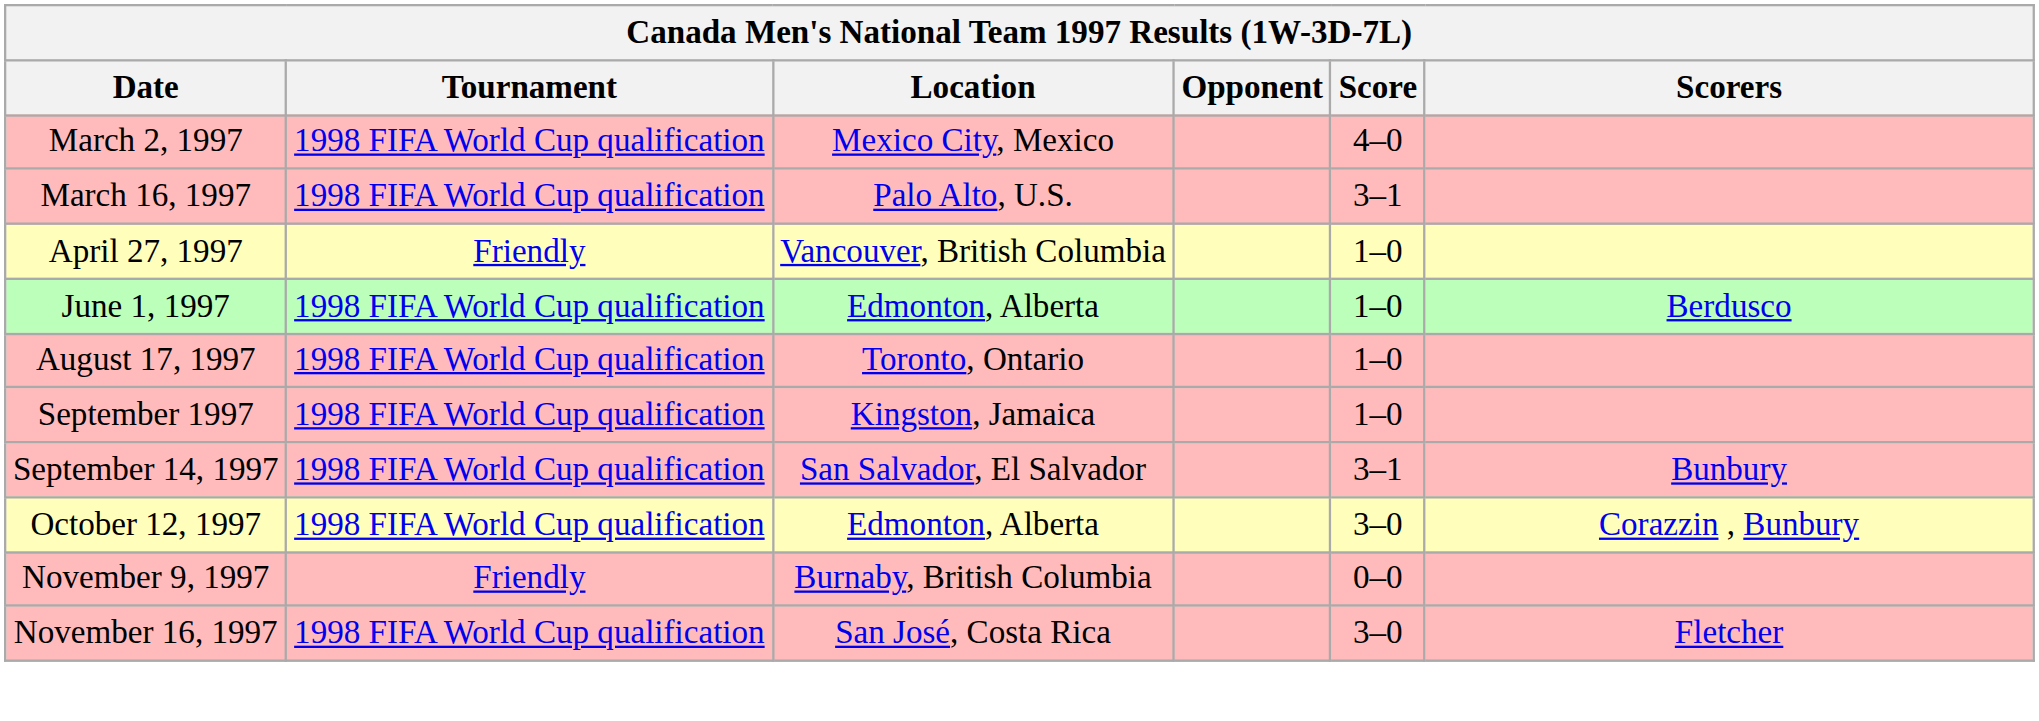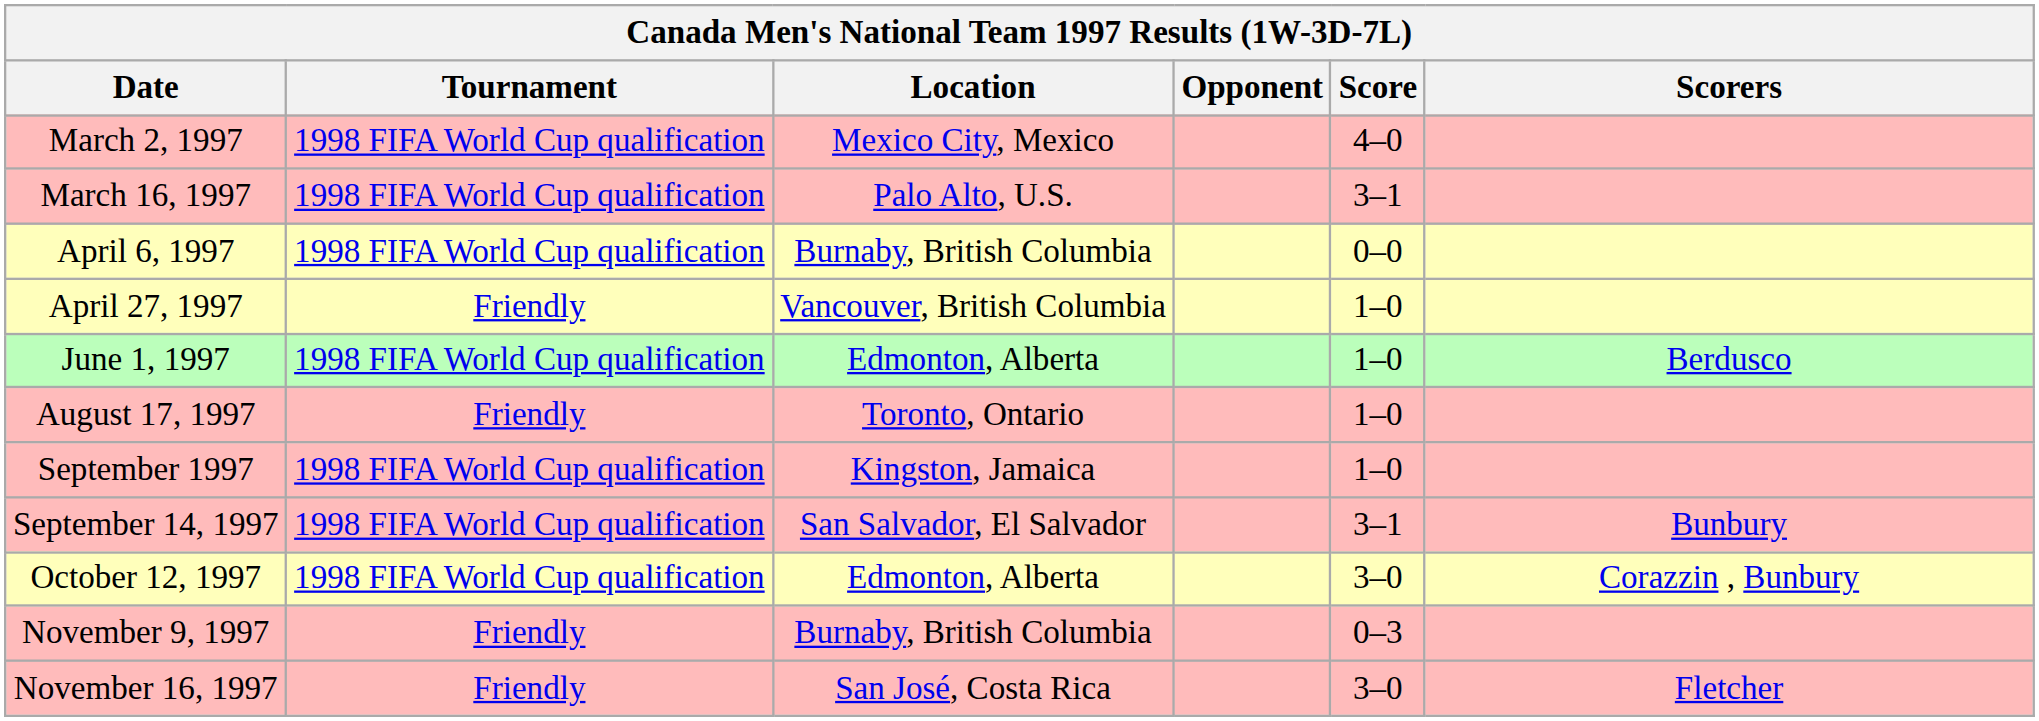+ row: (146, 250)
(529, 359) 1998 FIFA World Cup qualification -> (529, 414) Friendly
(1378, 578) 0–0 -> (1378, 633) 0–3
(529, 633) 1998 FIFA World Cup qualification -> (529, 687) Friendly
